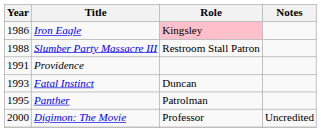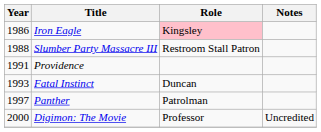(18, 100) 1995 -> (18, 100) 1997
